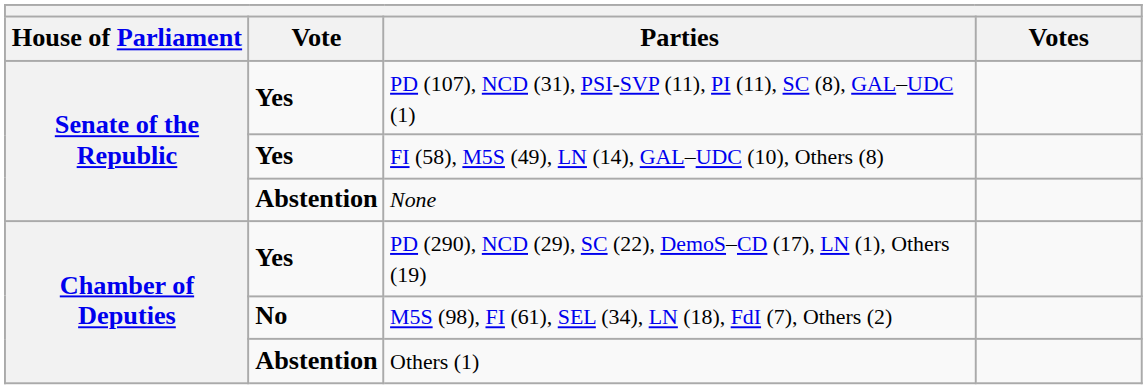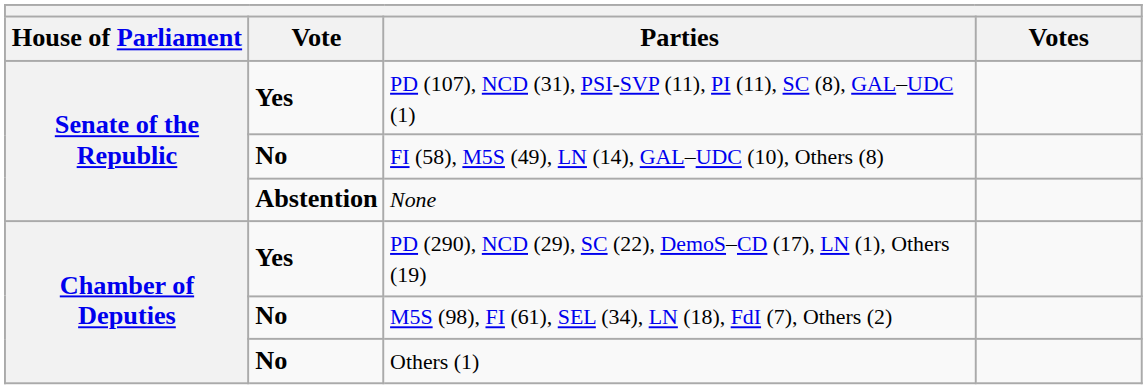(274, 155) Yes -> (271, 155) No
(316, 359) Abstention -> (271, 359) No
